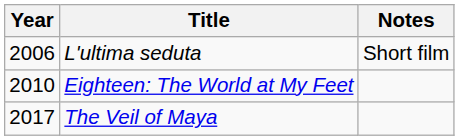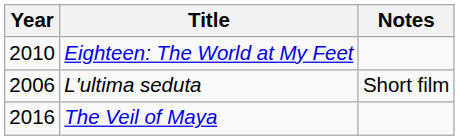rows swapped: (133, 53) <-> (209, 85)
(32, 118) 2017 -> (32, 118) 2016
